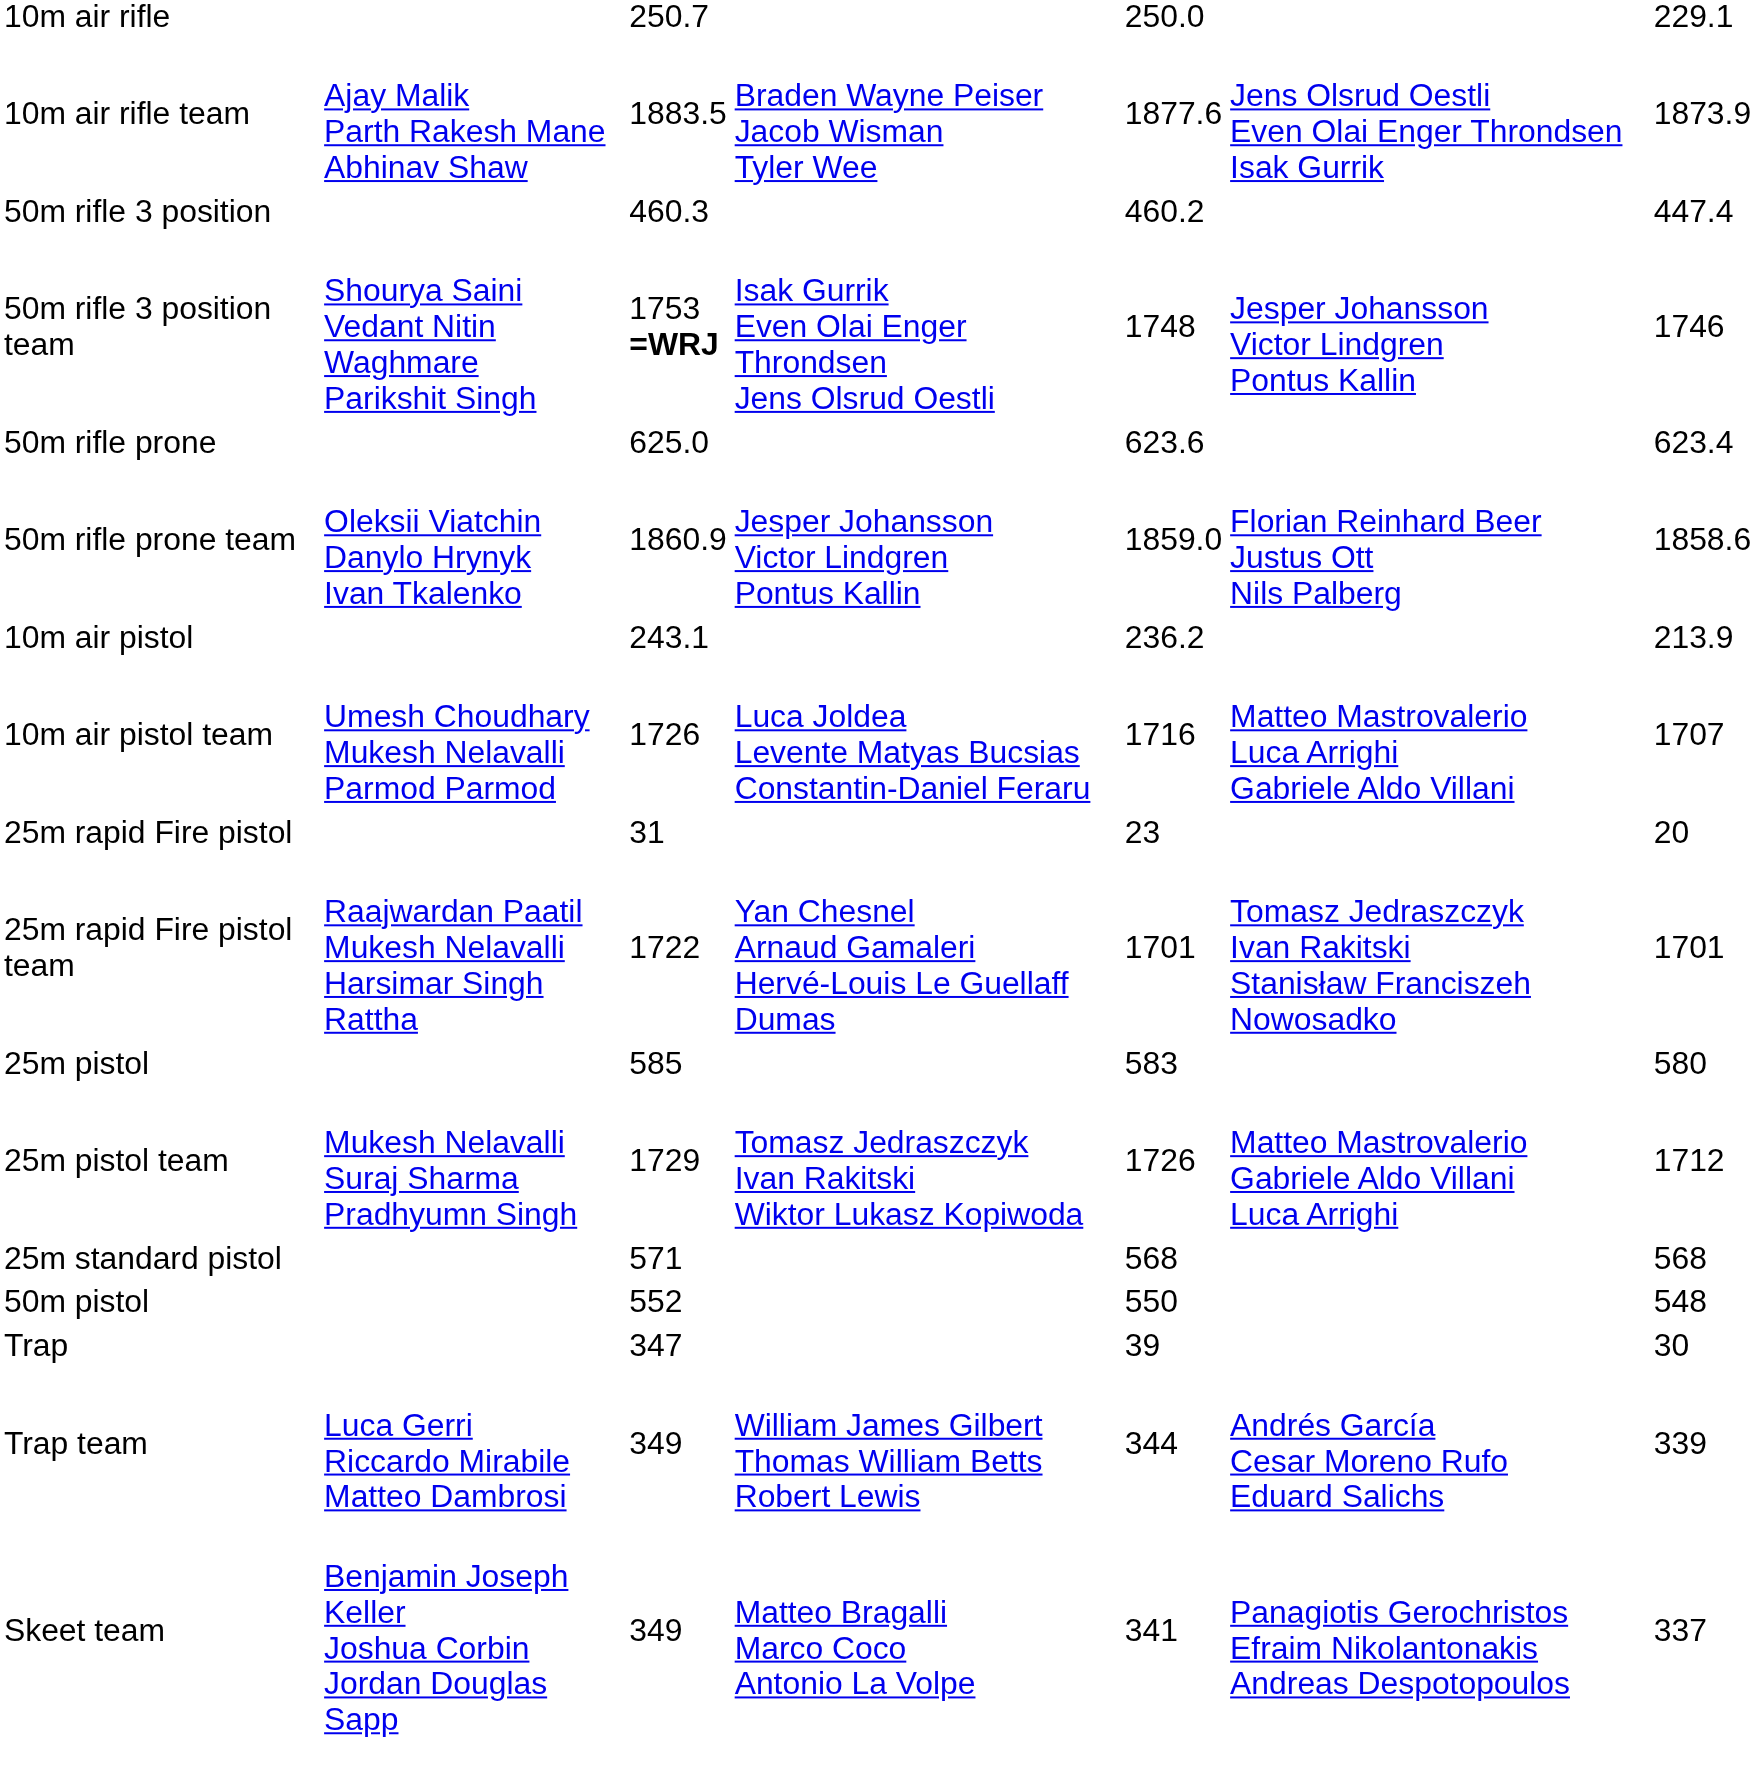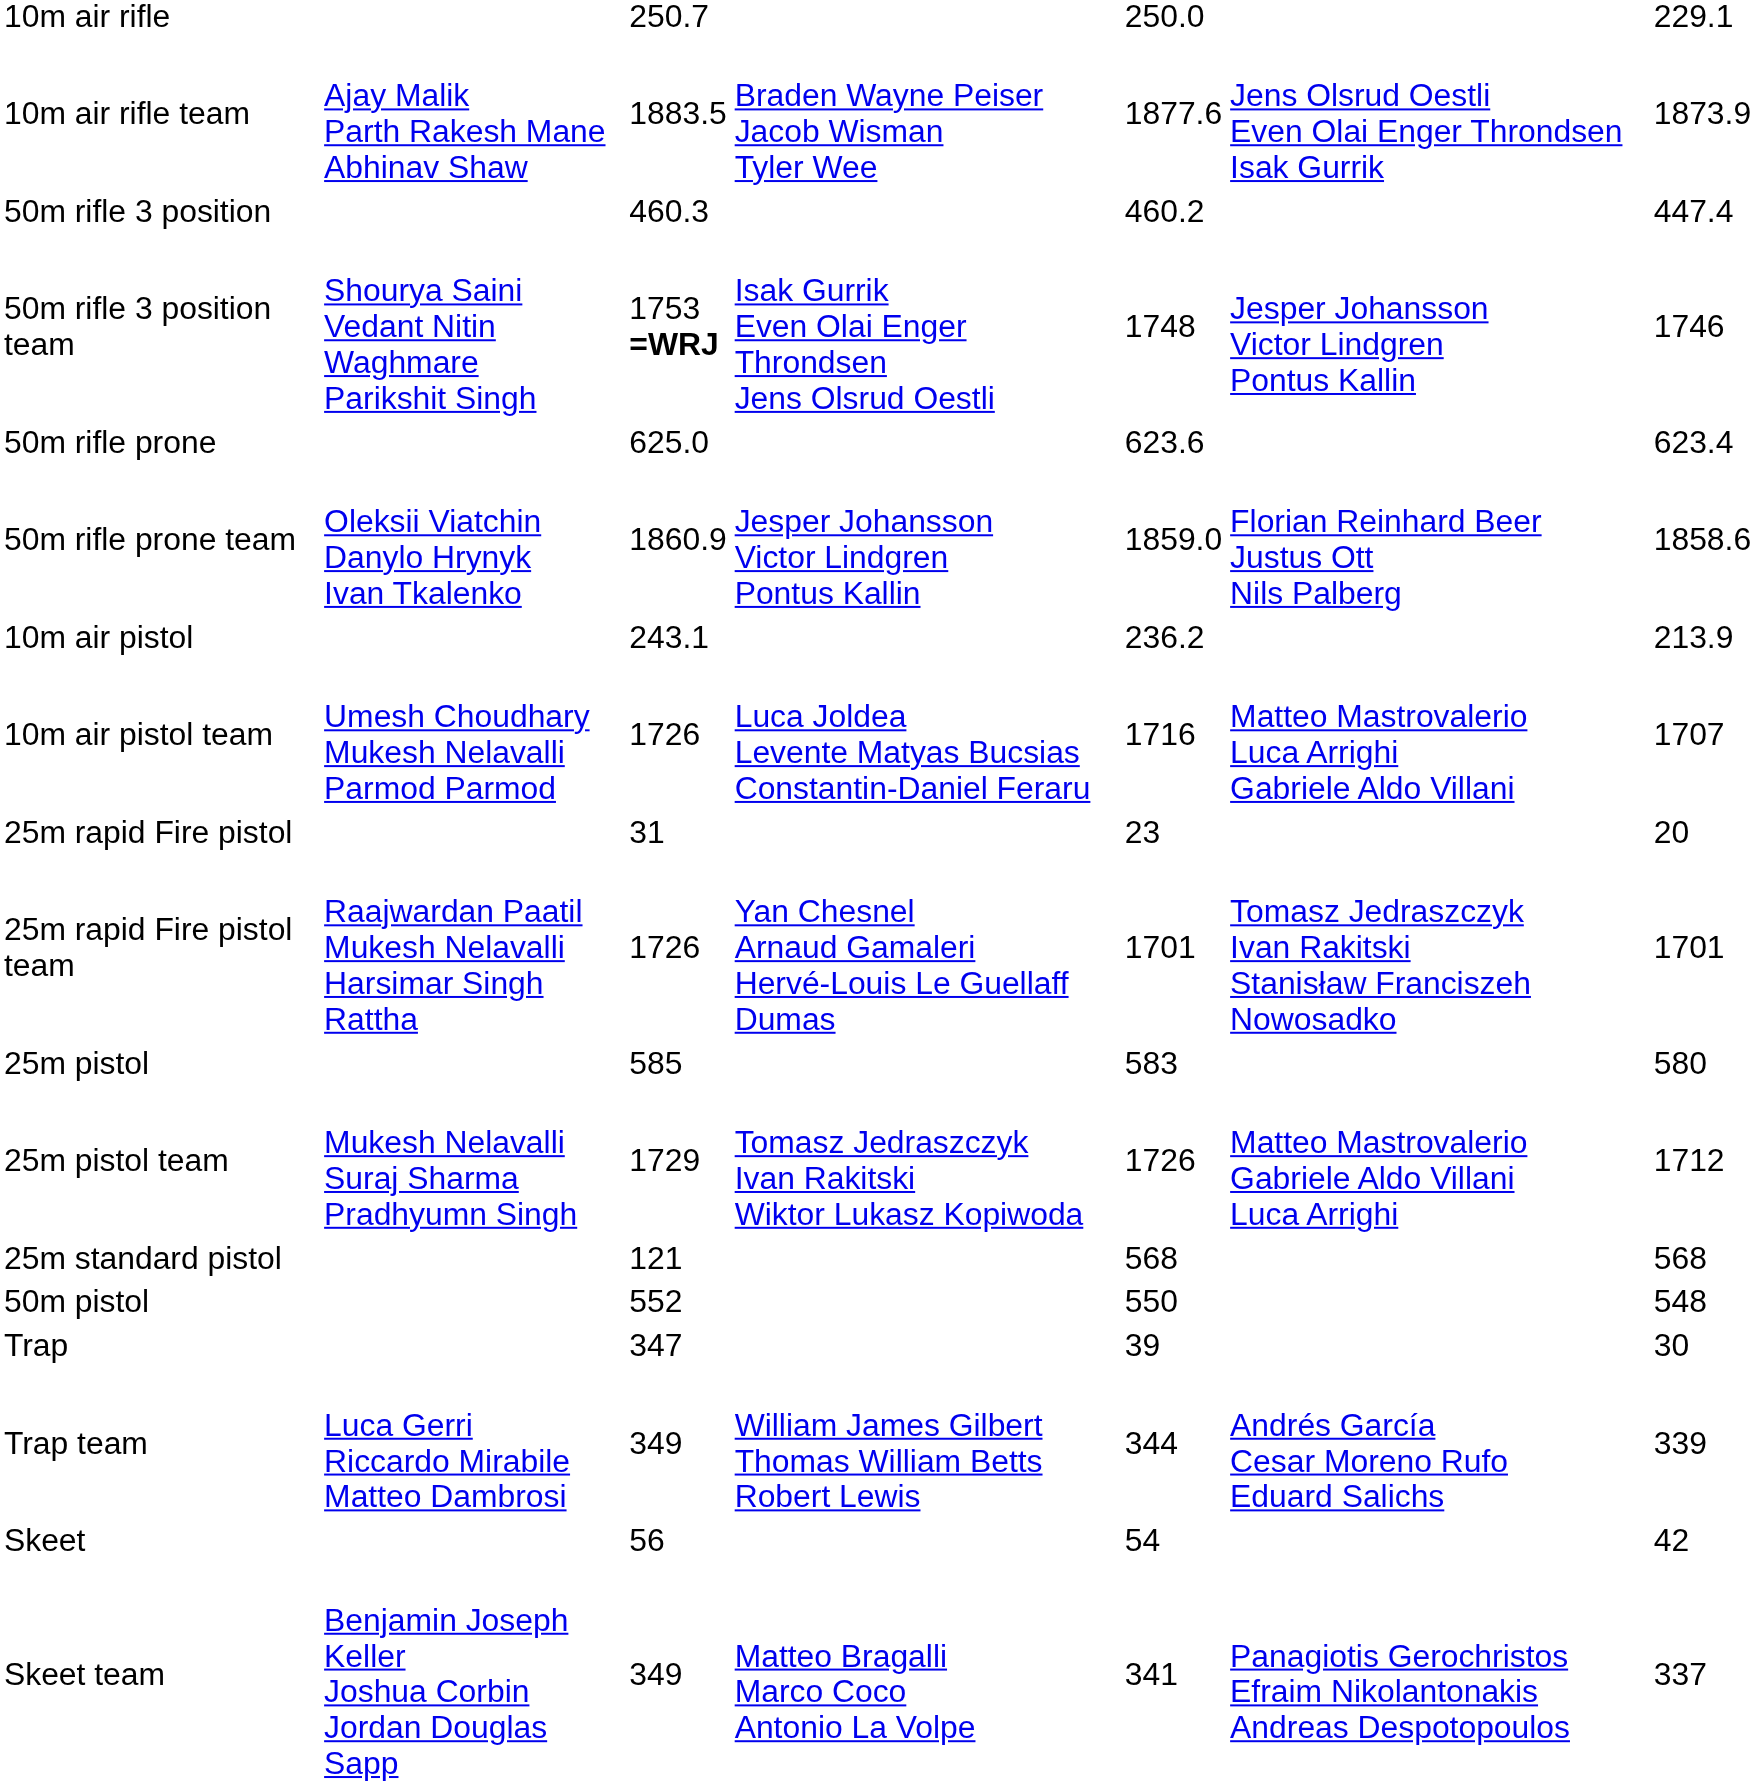(665, 947) 1722 -> (665, 947) 1726
(656, 1258) 571 -> (656, 1258) 121
+ row: (45, 1540)
